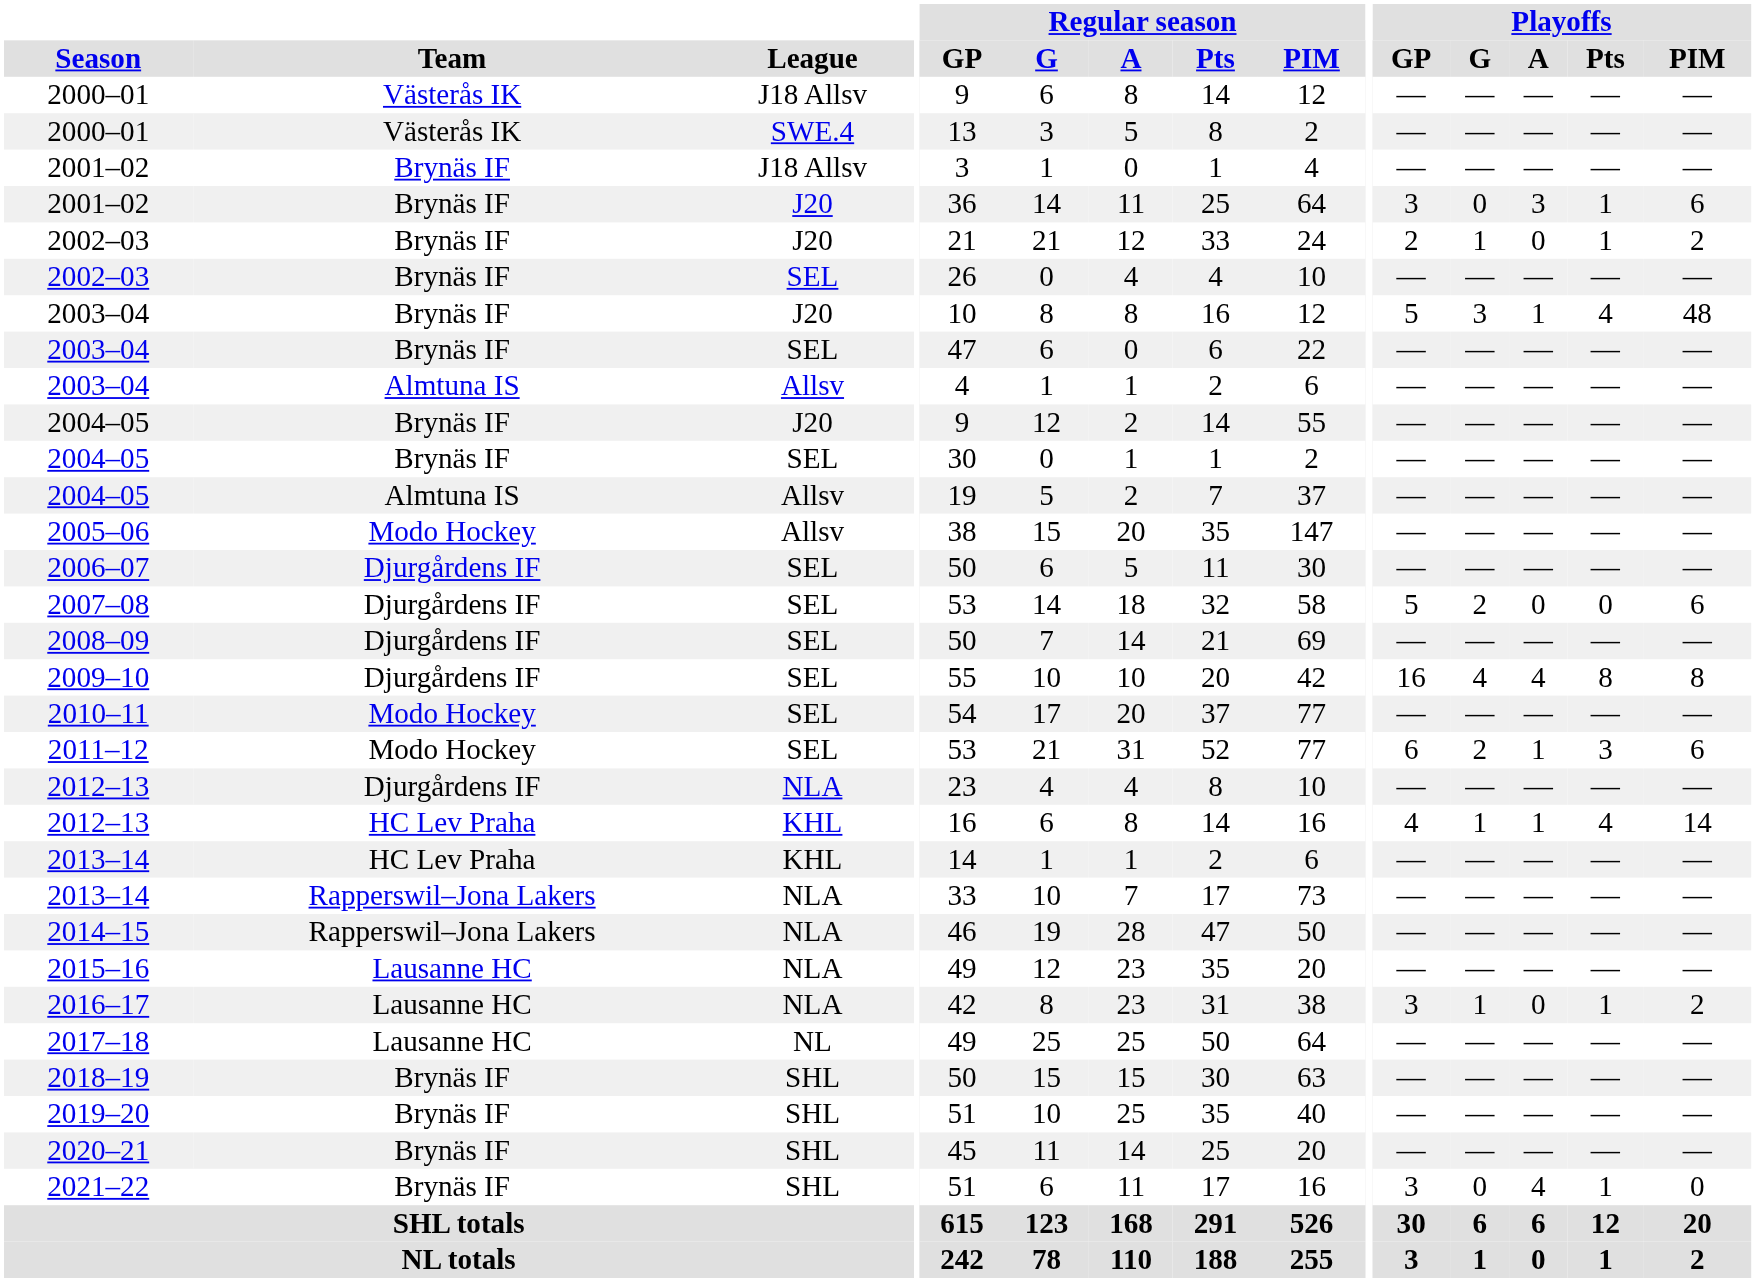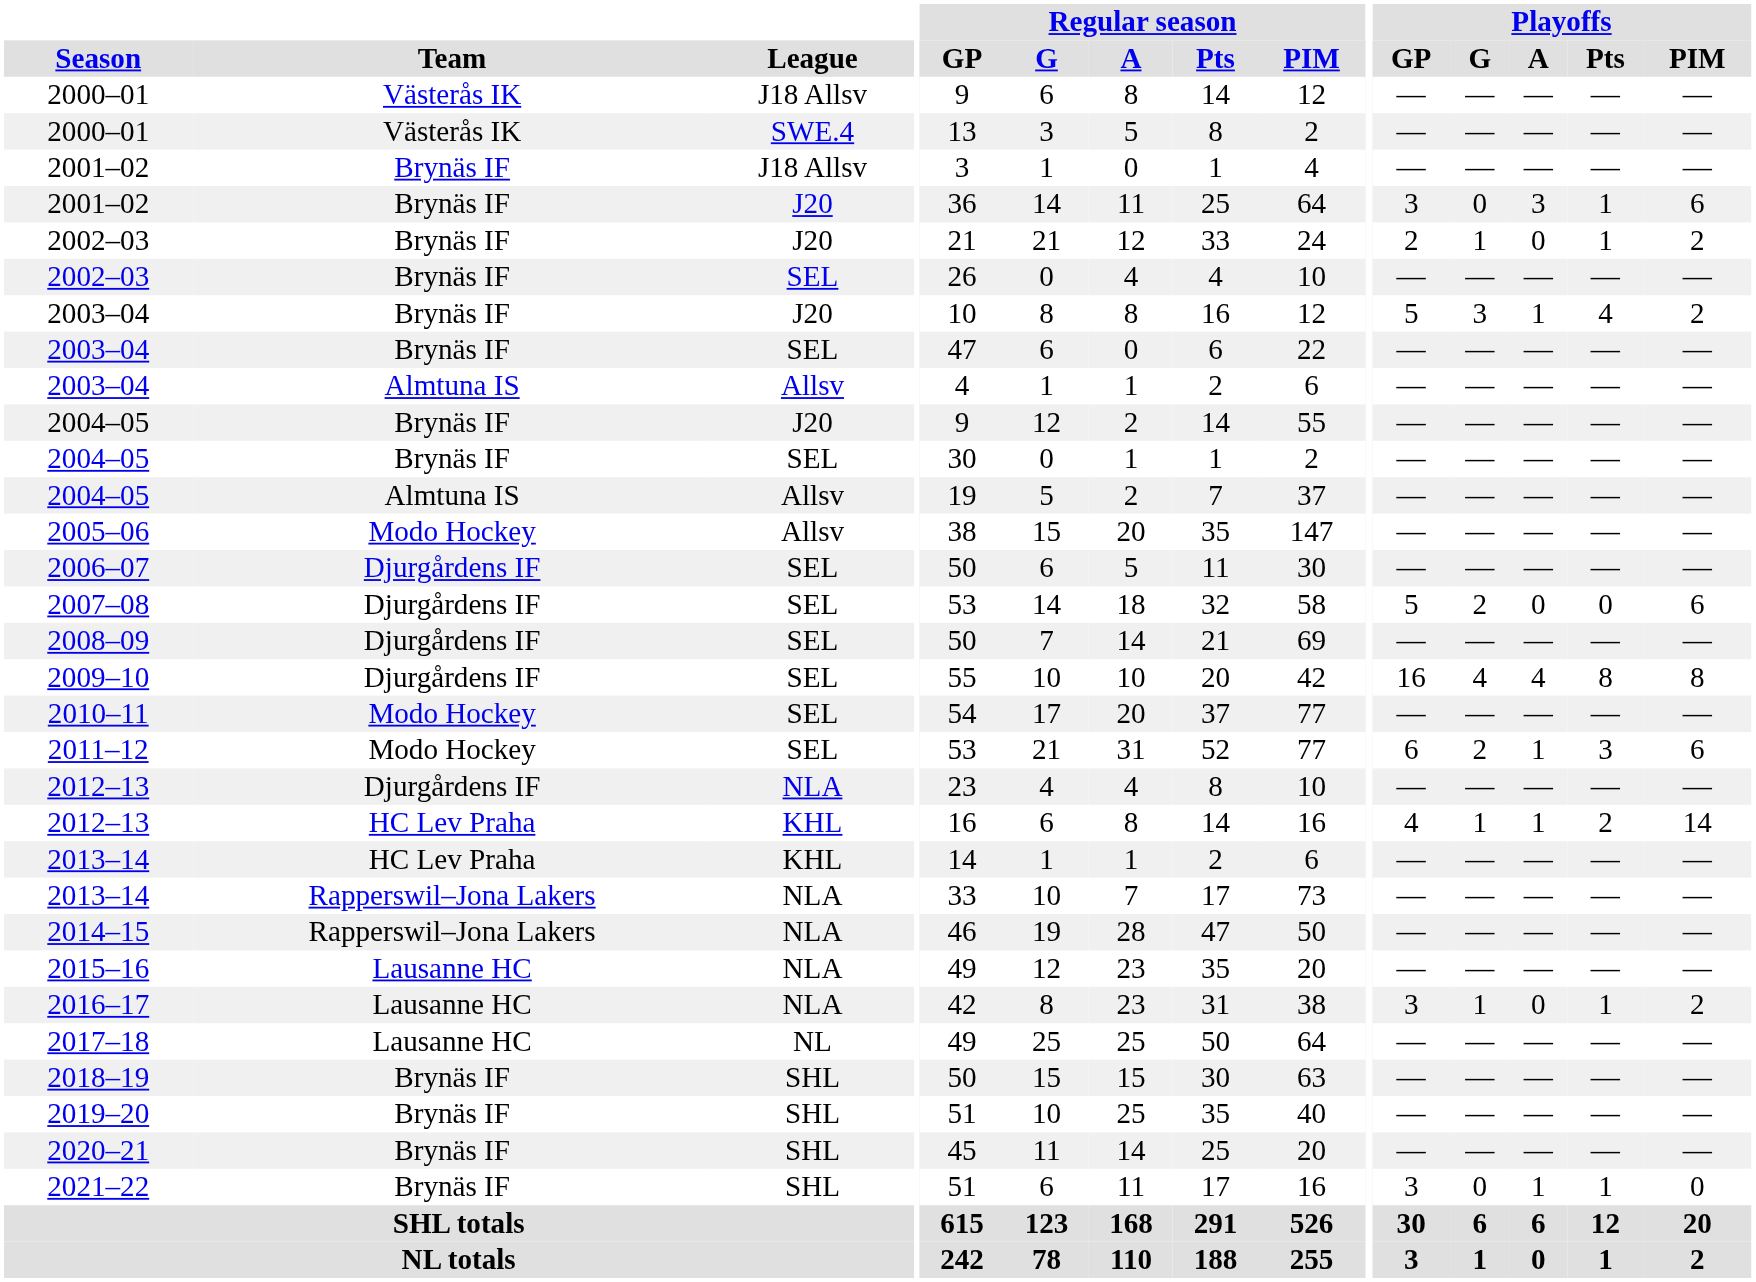(1697, 312) 48 -> (1697, 312) 2
(1605, 822) 4 -> (1605, 822) 2
(1538, 1186) 4 -> (1538, 1186) 1
